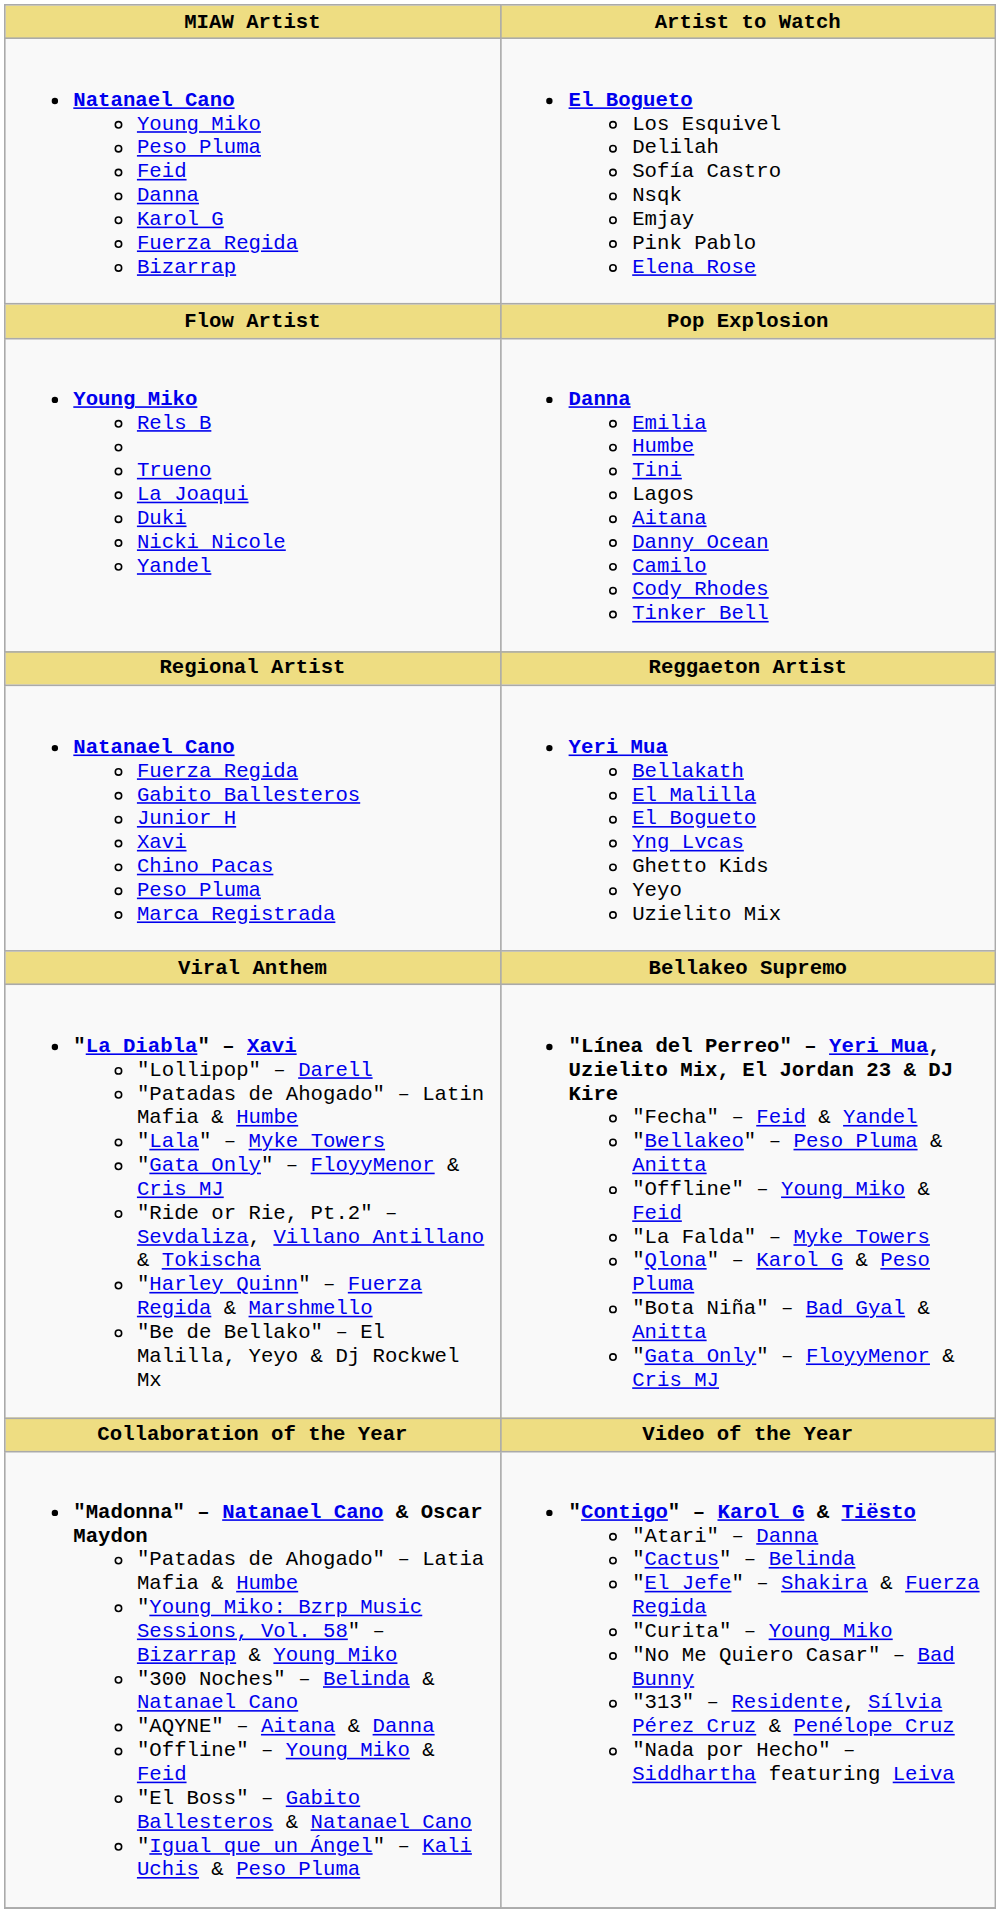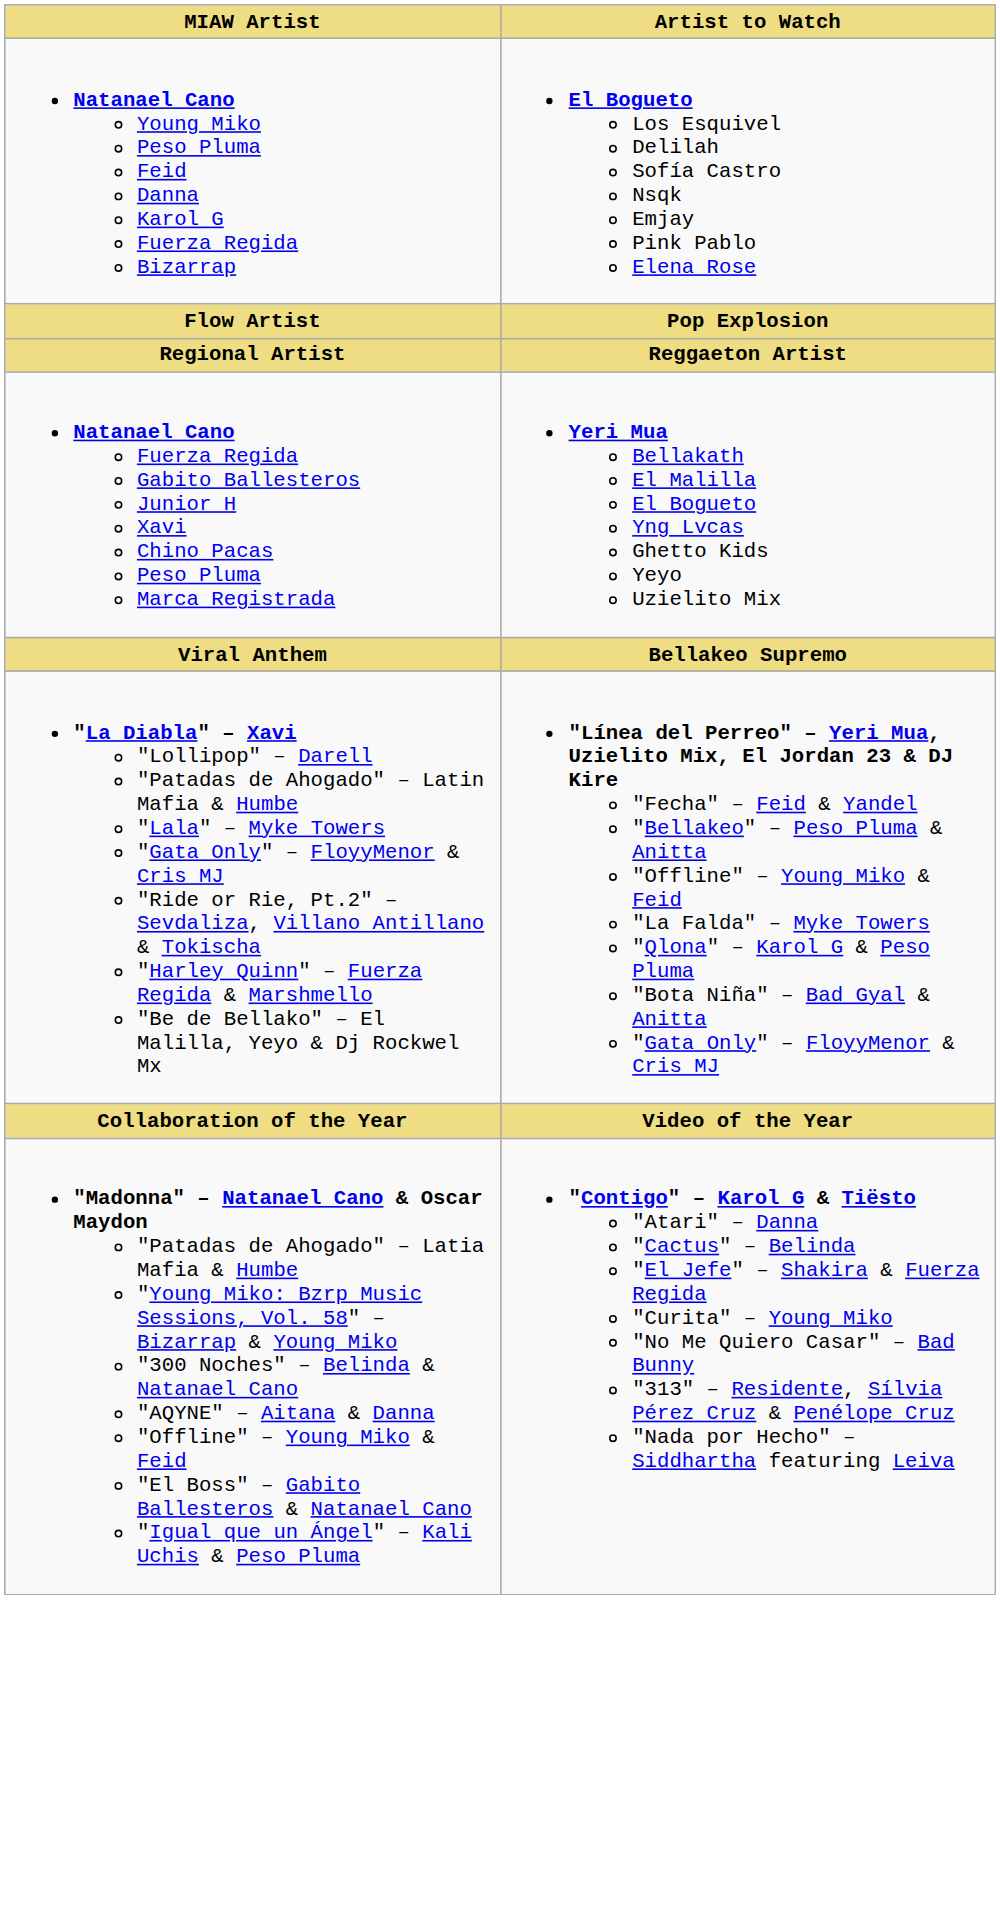- row: (252, 483)
